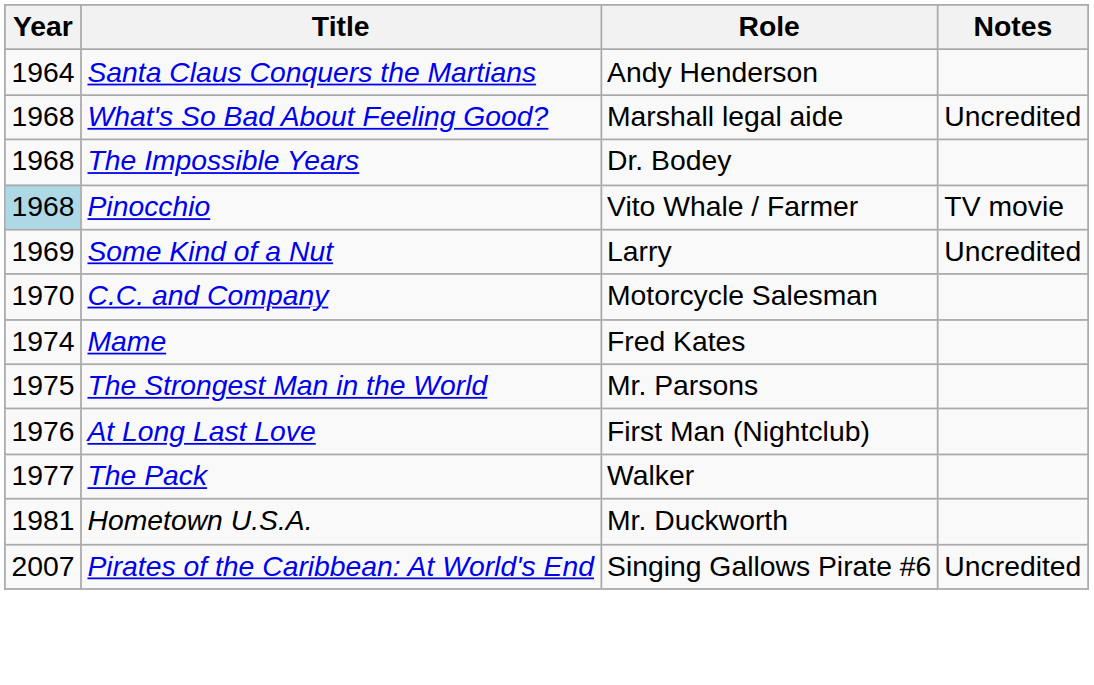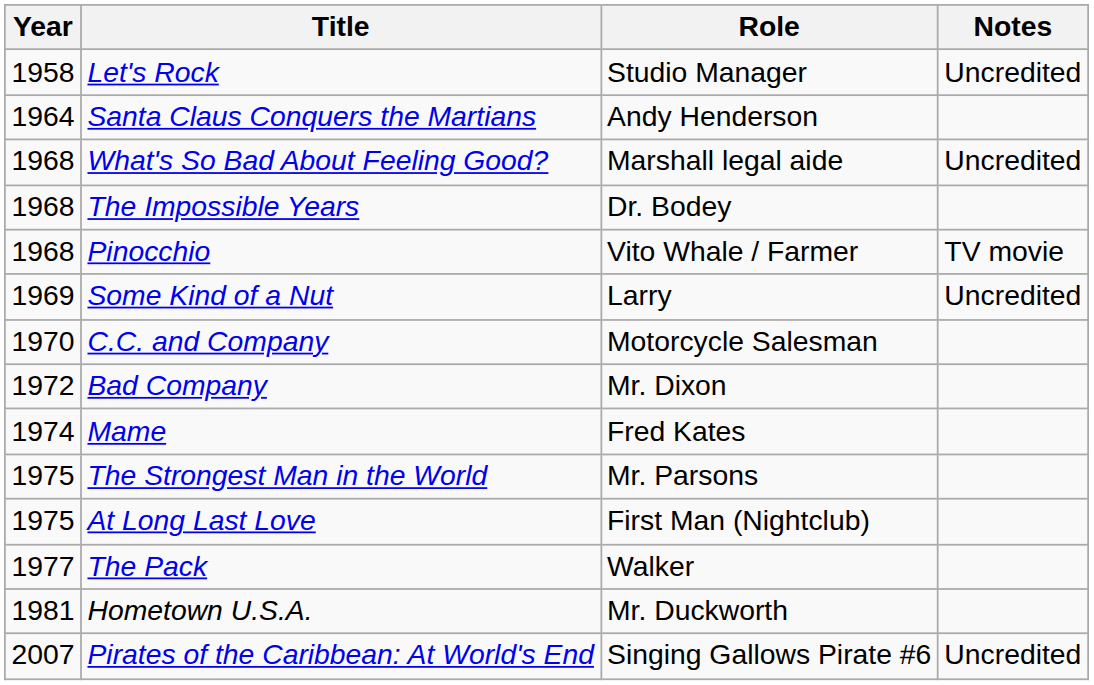+ row: (153, 71)
(43, 206) lightblue background -> (43, 251) no background
+ row: (177, 386)
(43, 431) 1976 -> (43, 521) 1975
